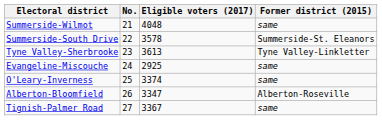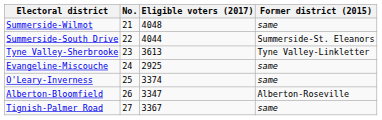(152, 39) 3578 -> (152, 39) 4044
